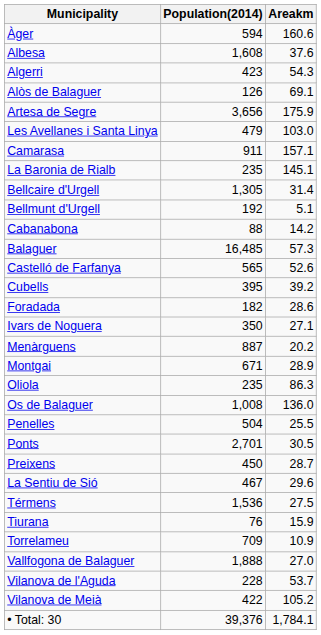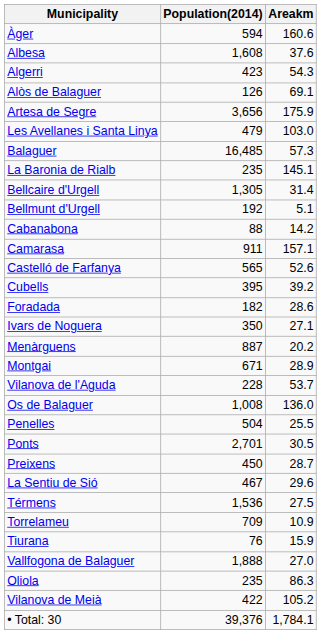rows swapped: (32, 248) <-> (36, 151)
rows swapped: (23, 385) <-> (61, 580)
rows swapped: (28, 522) <-> (38, 541)
